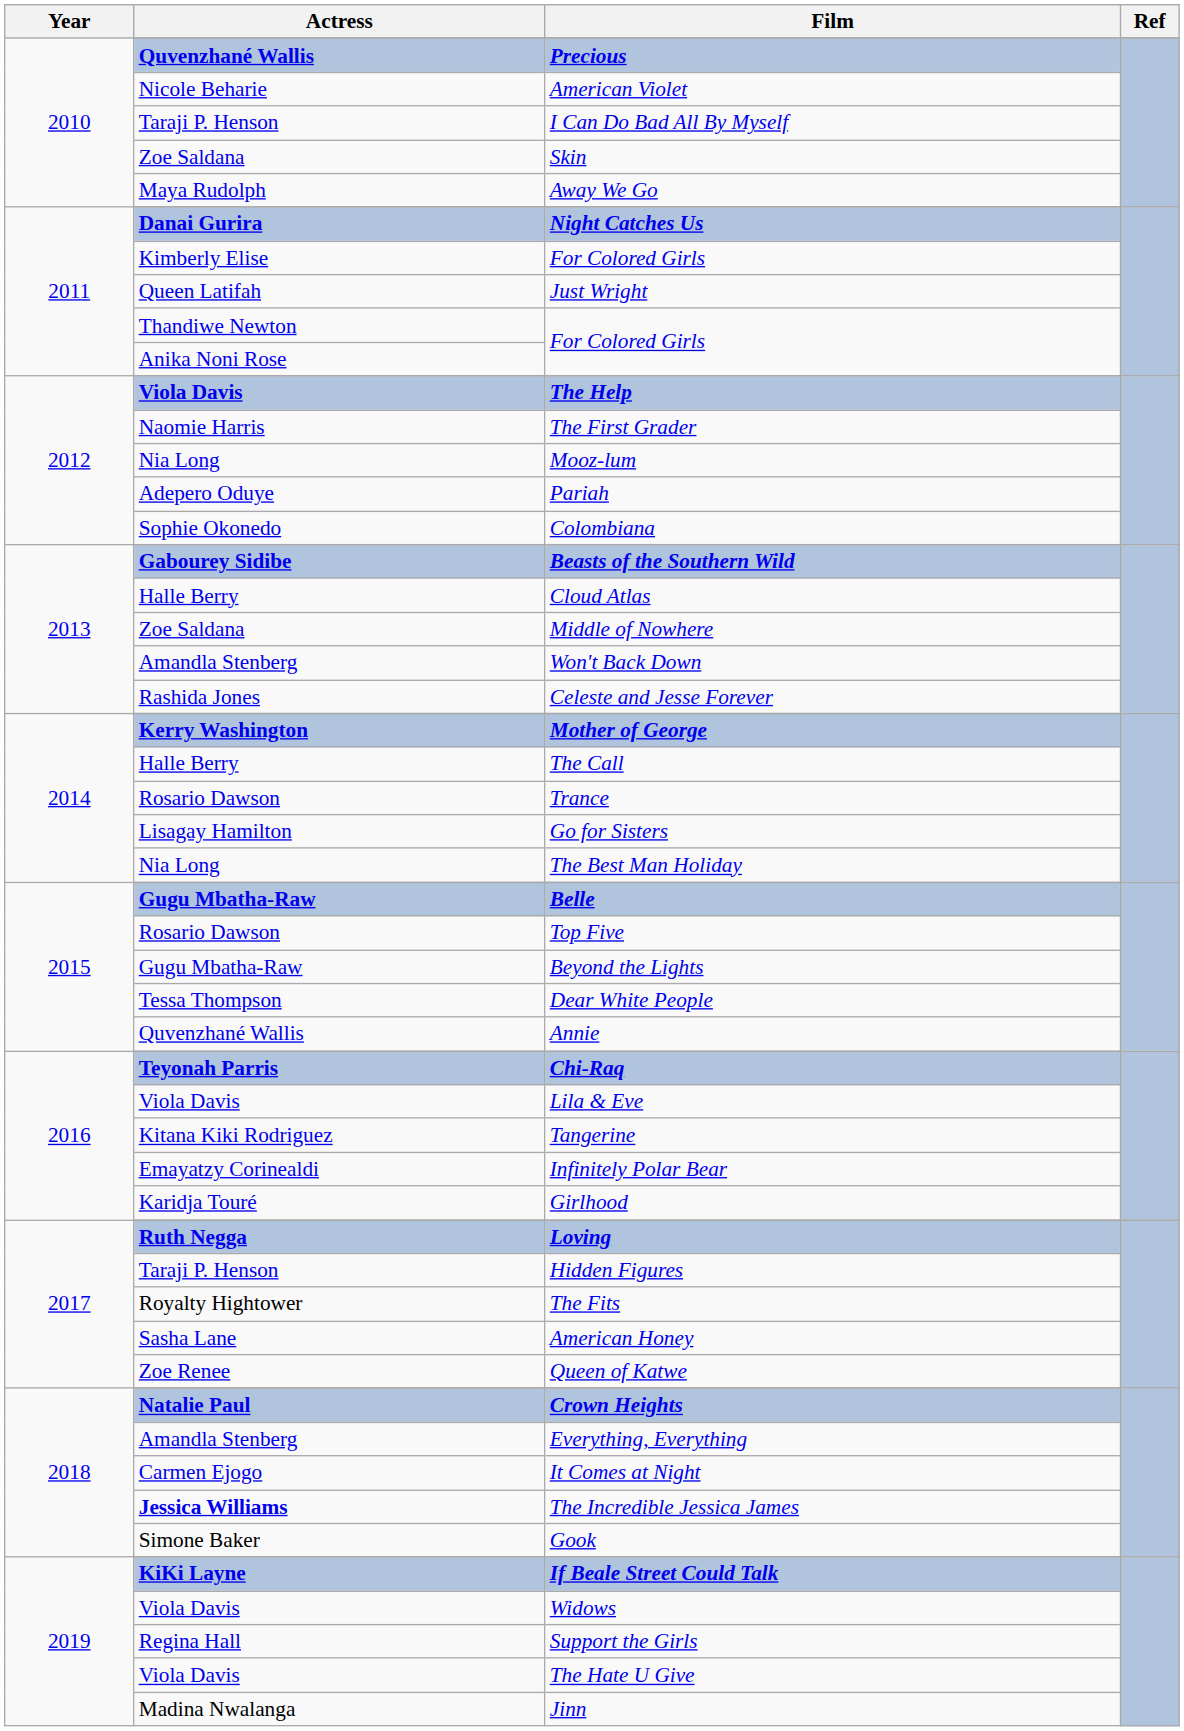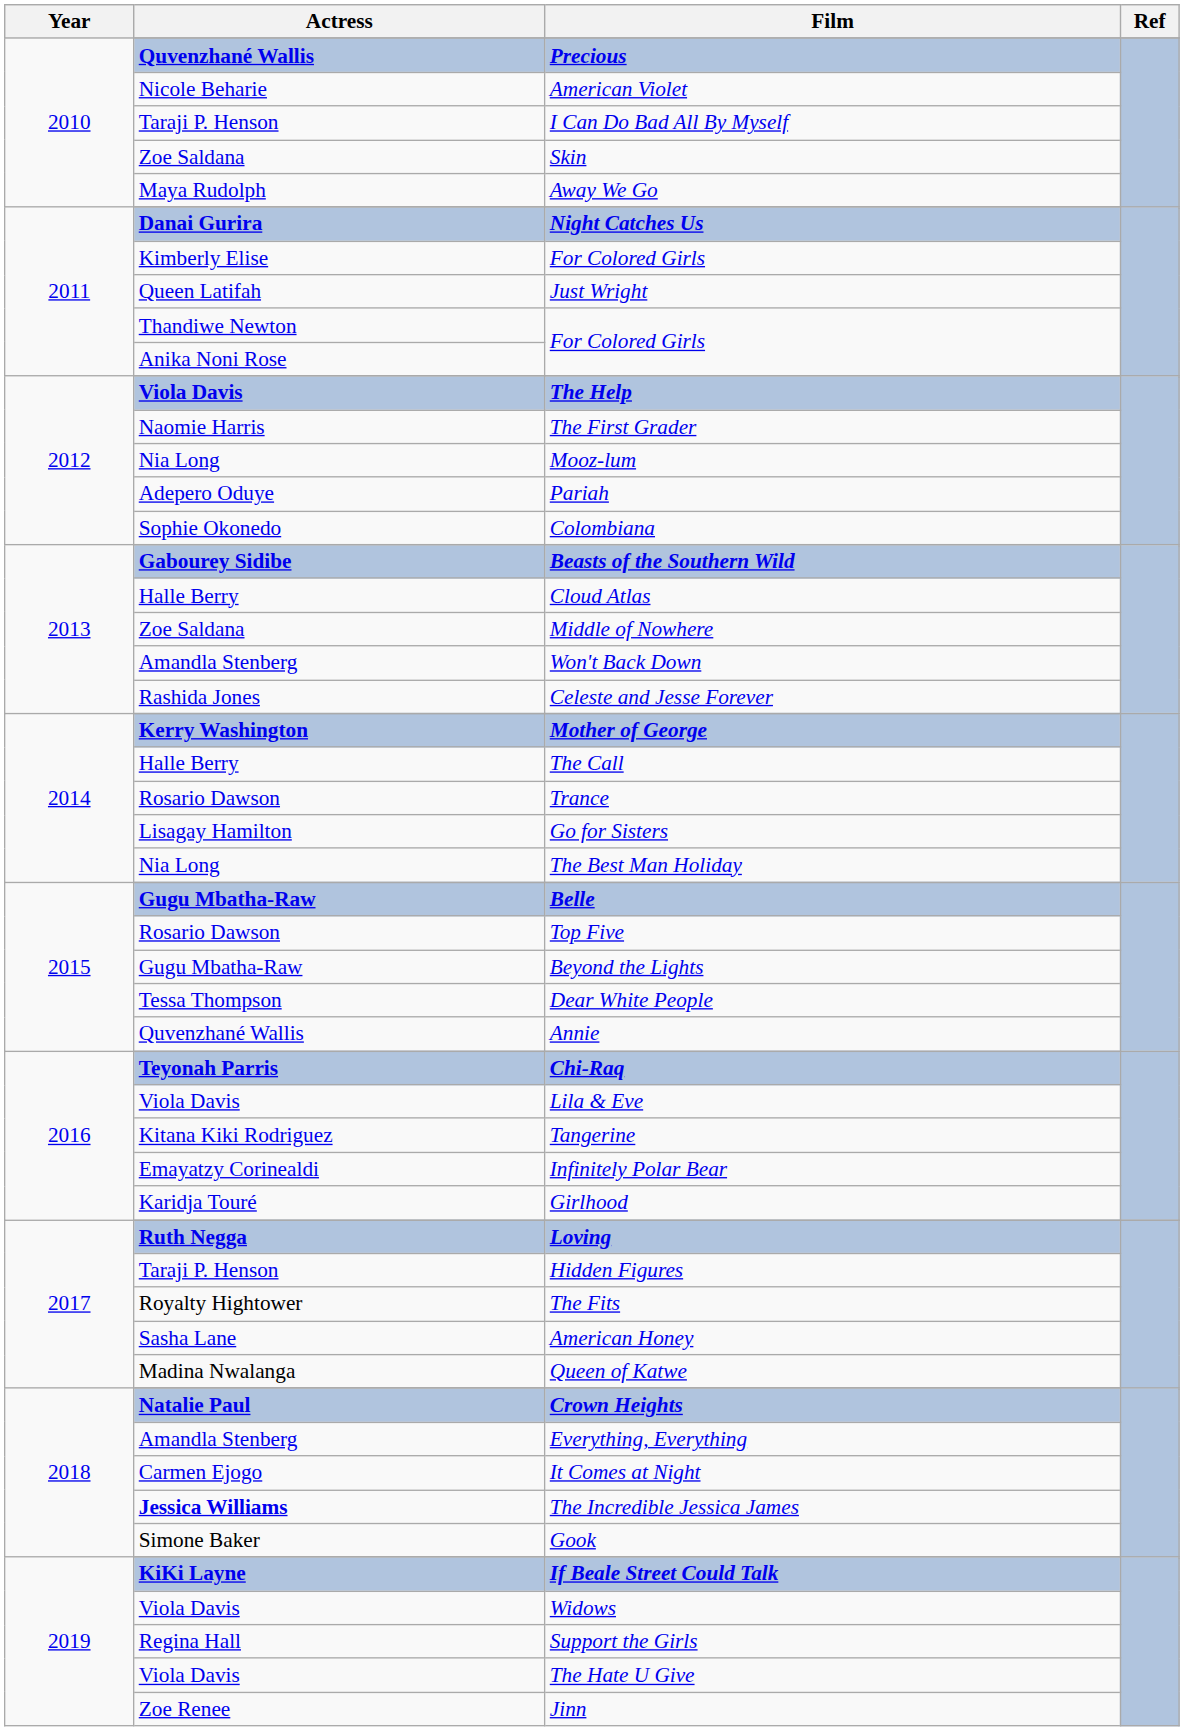(185, 1371) Zoe Renee -> (217, 1371) Madina Nwalanga
(217, 1708) Madina Nwalanga -> (185, 1708) Zoe Renee
